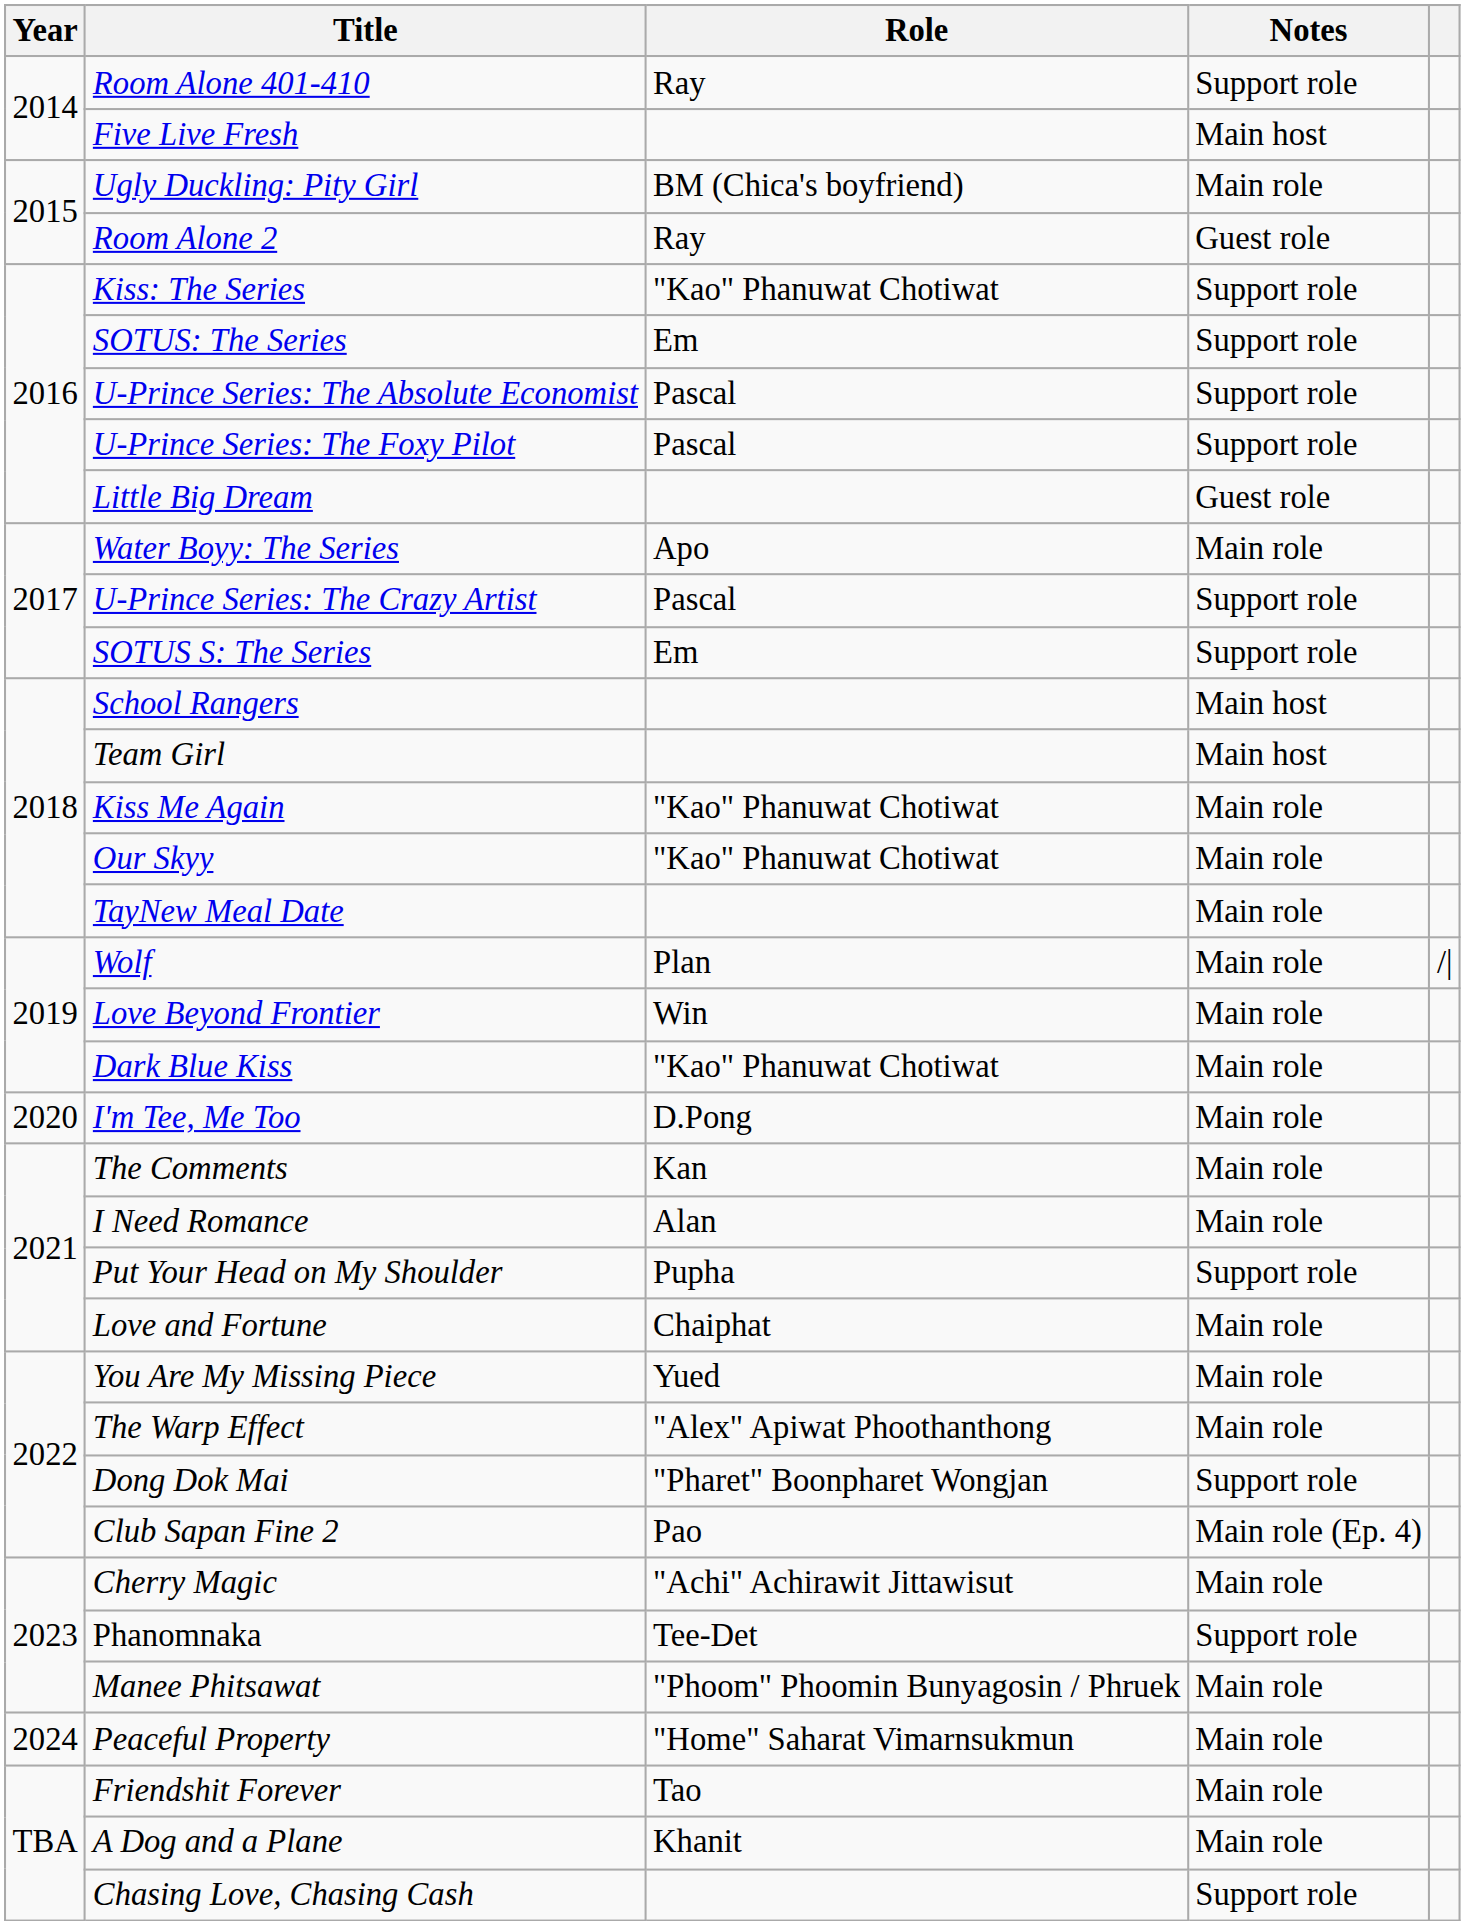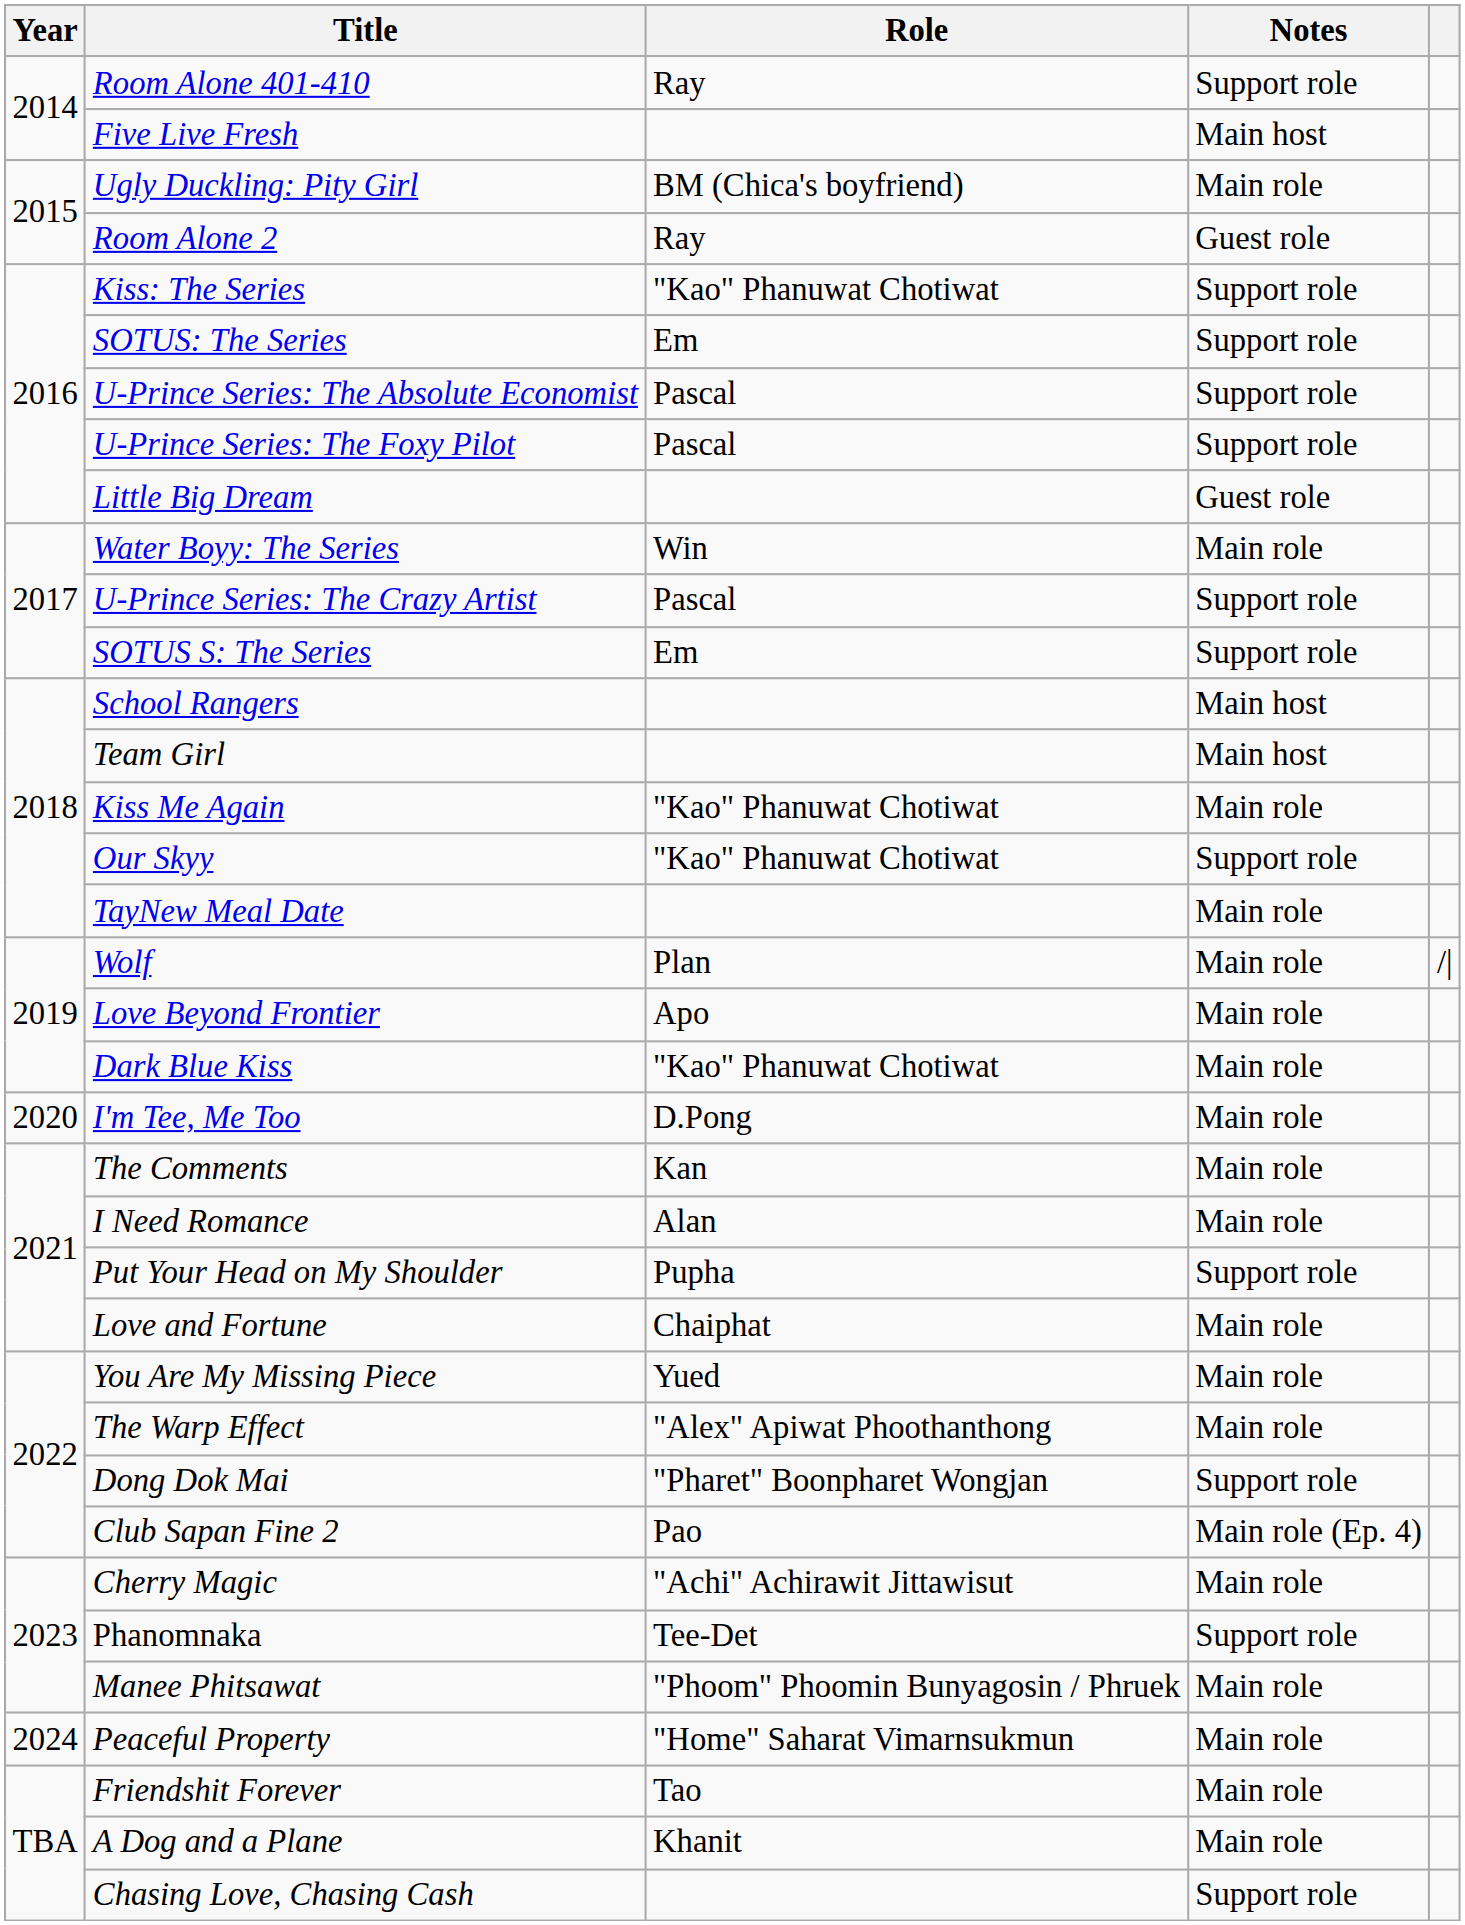(681, 548) Apo -> (680, 548) Win
(1259, 858) Main role -> (1276, 858) Support role
(680, 1013) Win -> (681, 1013) Apo
